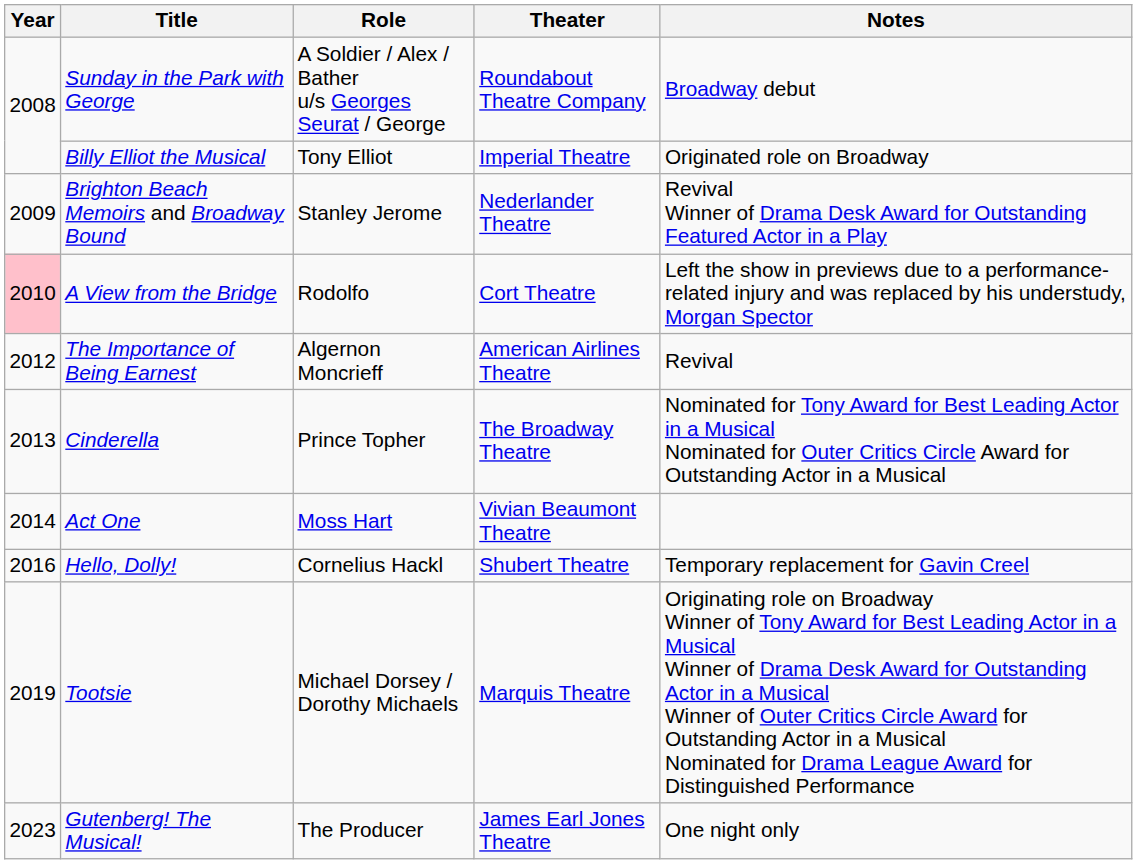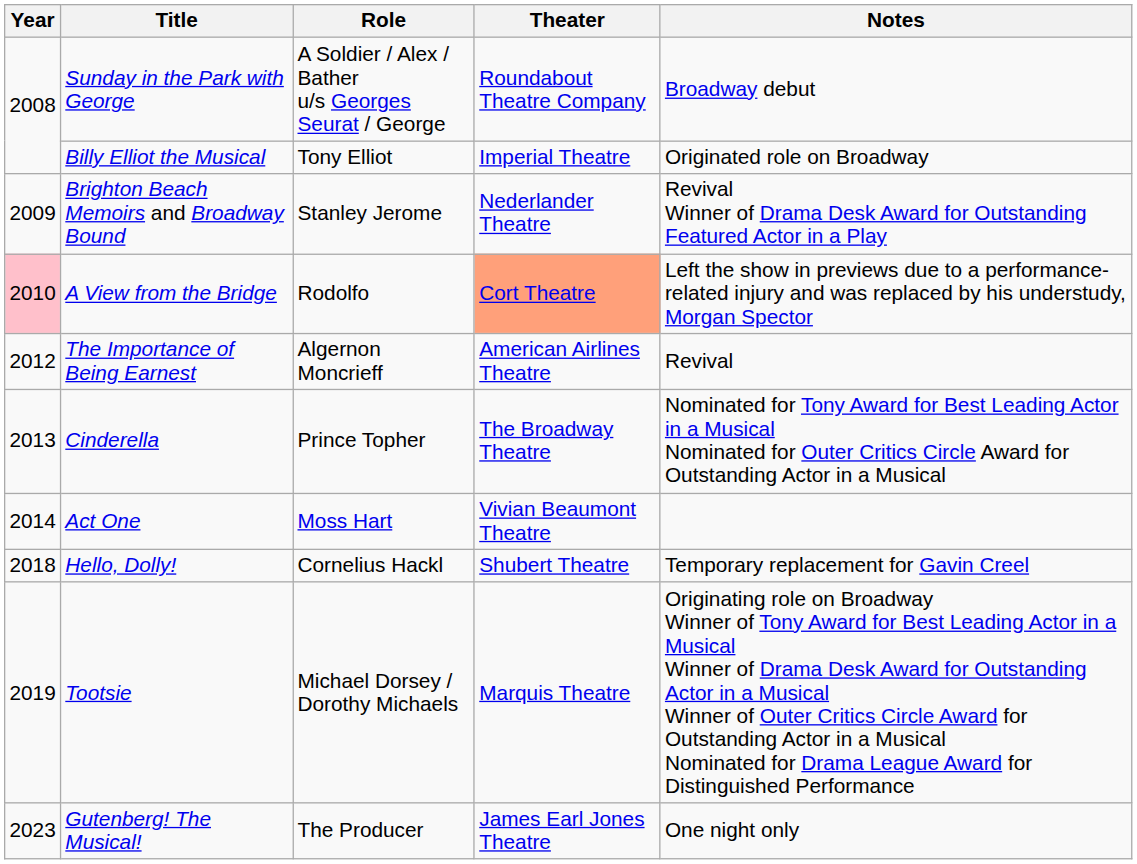(537, 293) no background -> (537, 293) lightsalmon background
(33, 565) 2016 -> (33, 565) 2018
